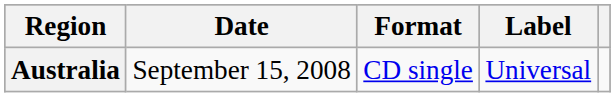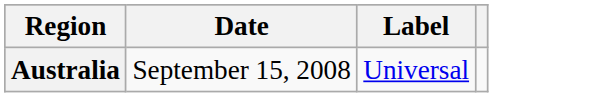- column: (418, 26)
